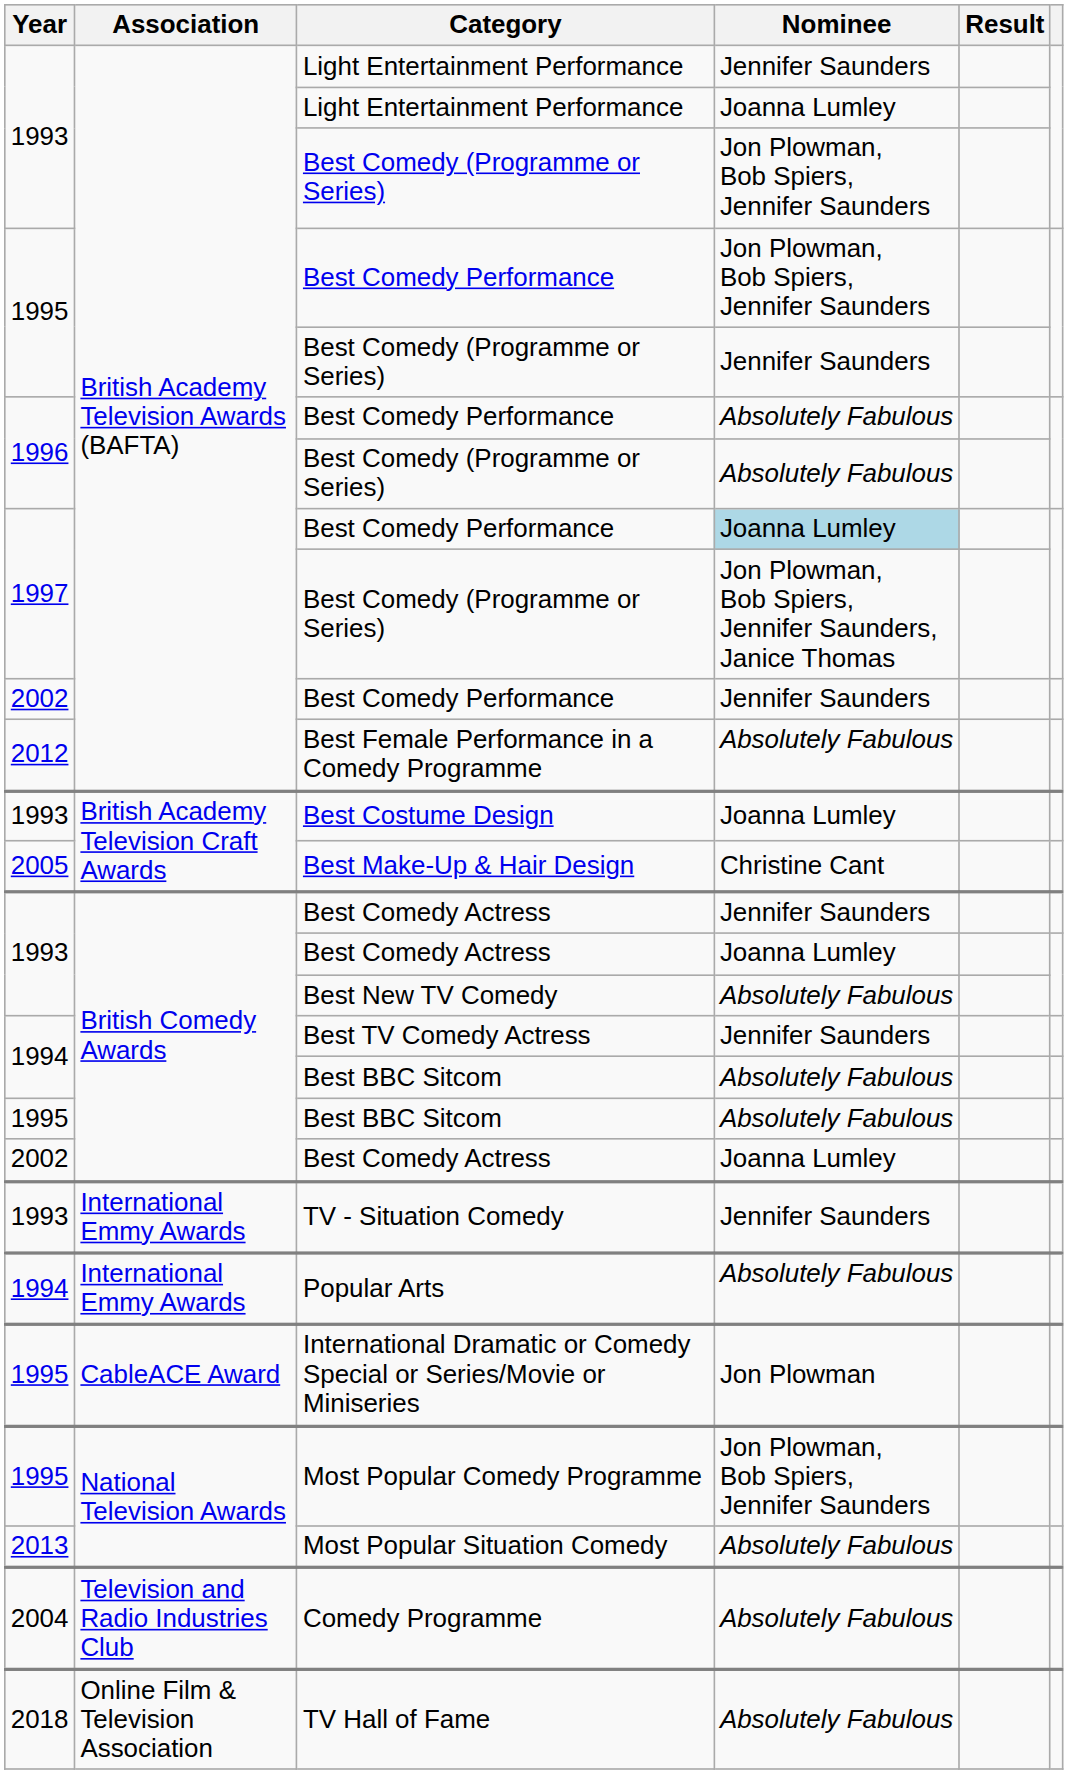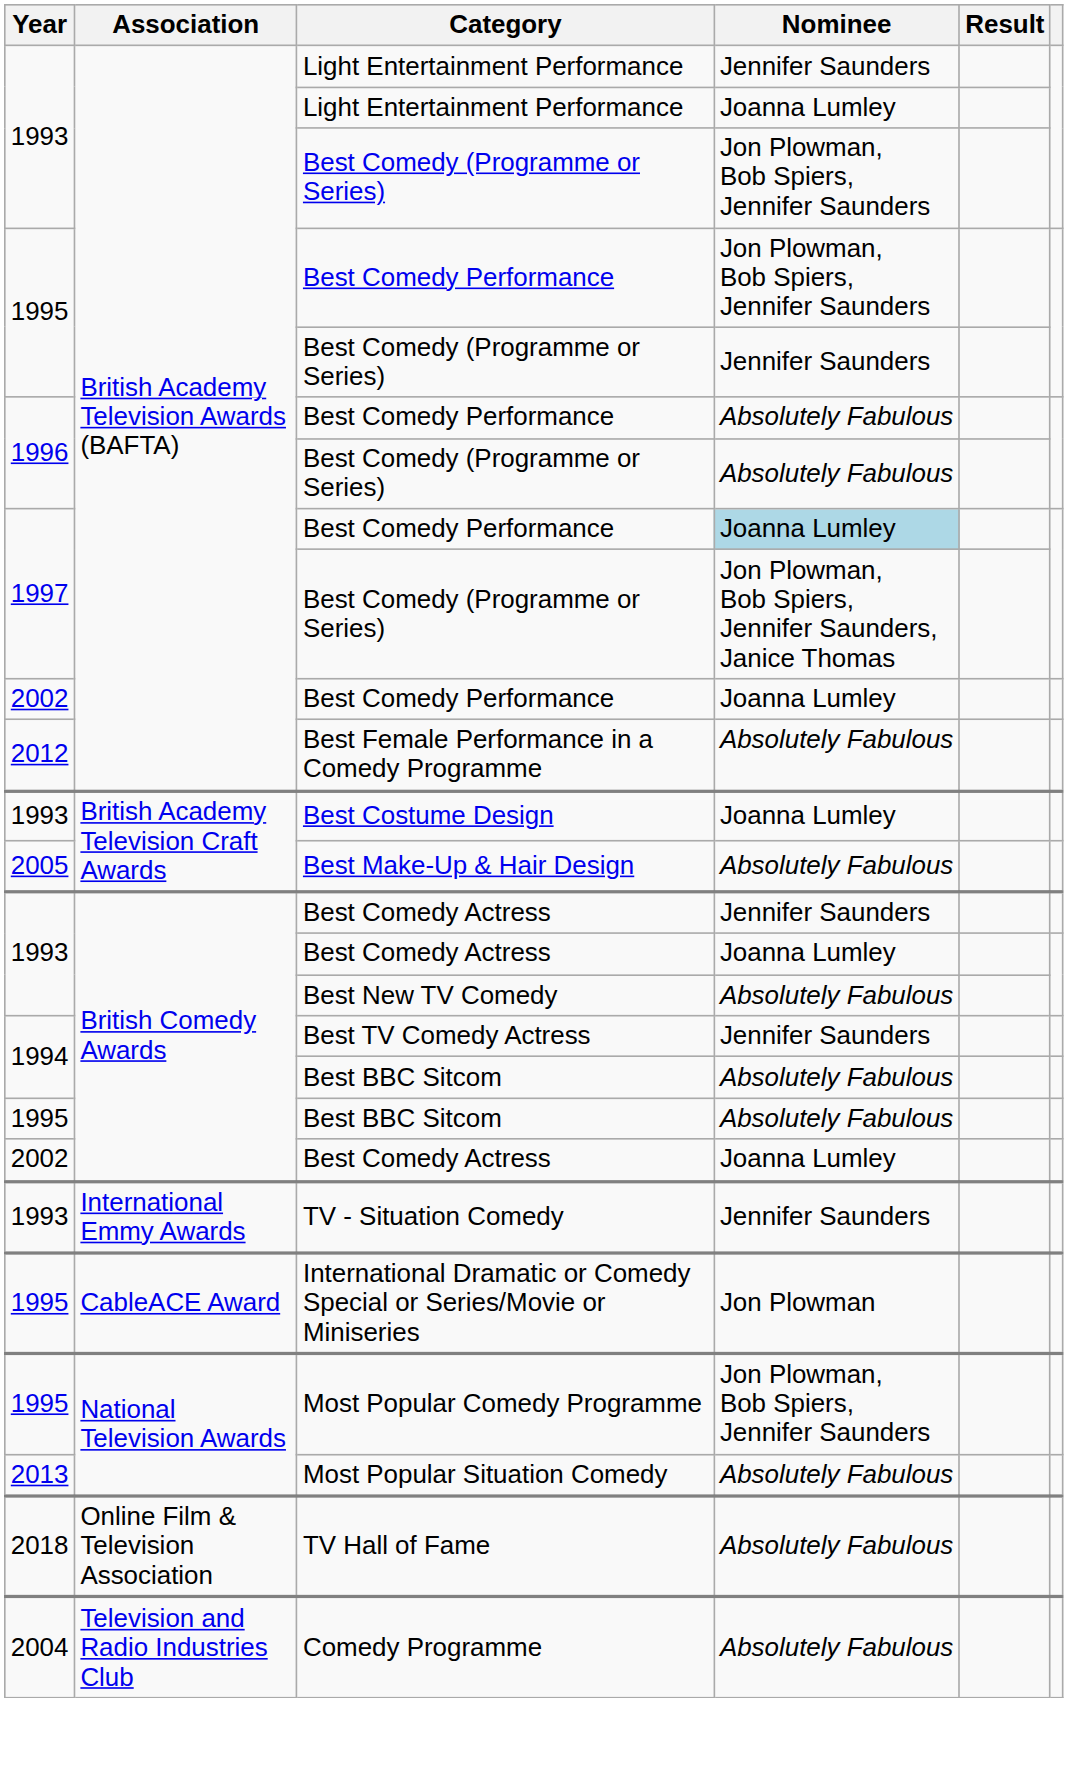(825, 698) Jennifer Saunders -> (808, 698) Joanna Lumley
(802, 865) Christine Cant -> (837, 865) Absolutely Fabulous
- row: (40, 1288)
rows swapped: (40, 1618) <-> (40, 1719)
